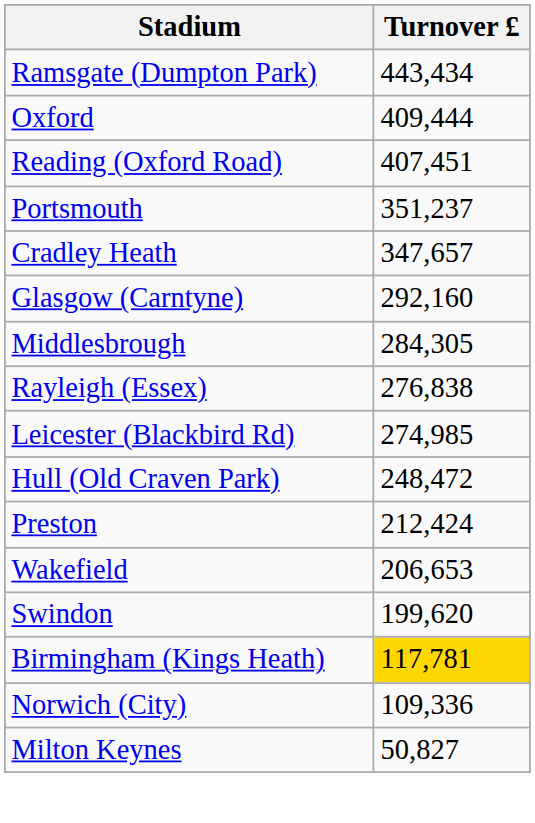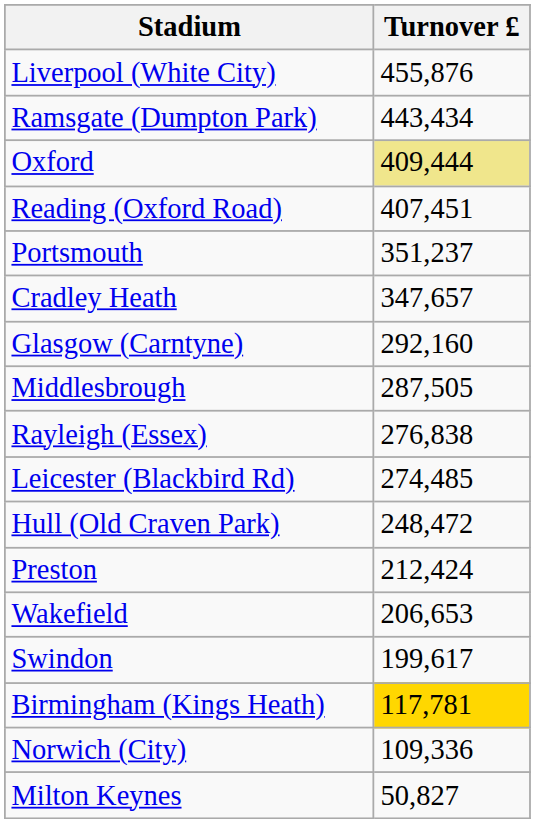+ row: (144, 72)
(427, 117) no background -> (427, 162) khaki background
(427, 343) 284,305 -> (427, 388) 287,505
(427, 433) 274,985 -> (427, 478) 274,485
(427, 614) 199,620 -> (427, 659) 199,617
